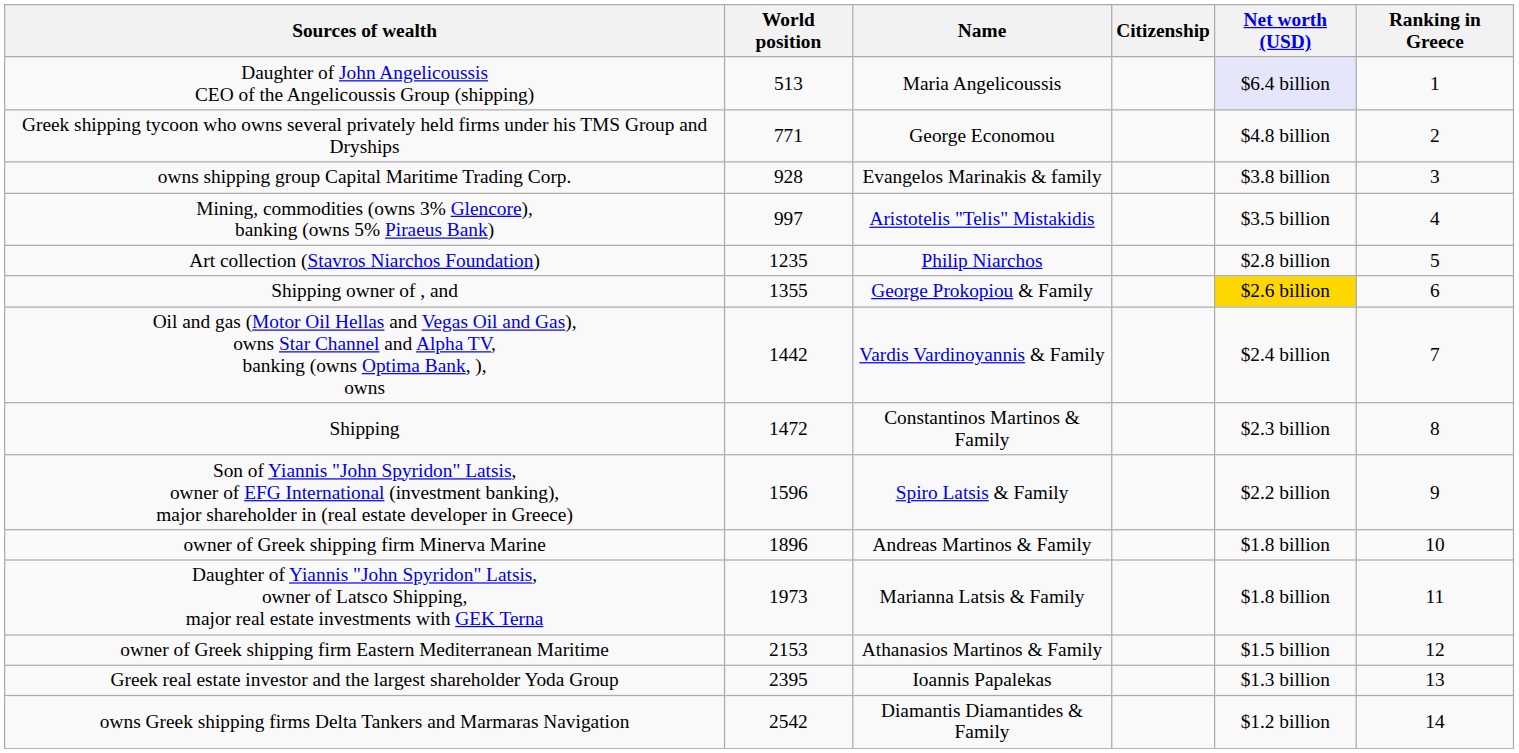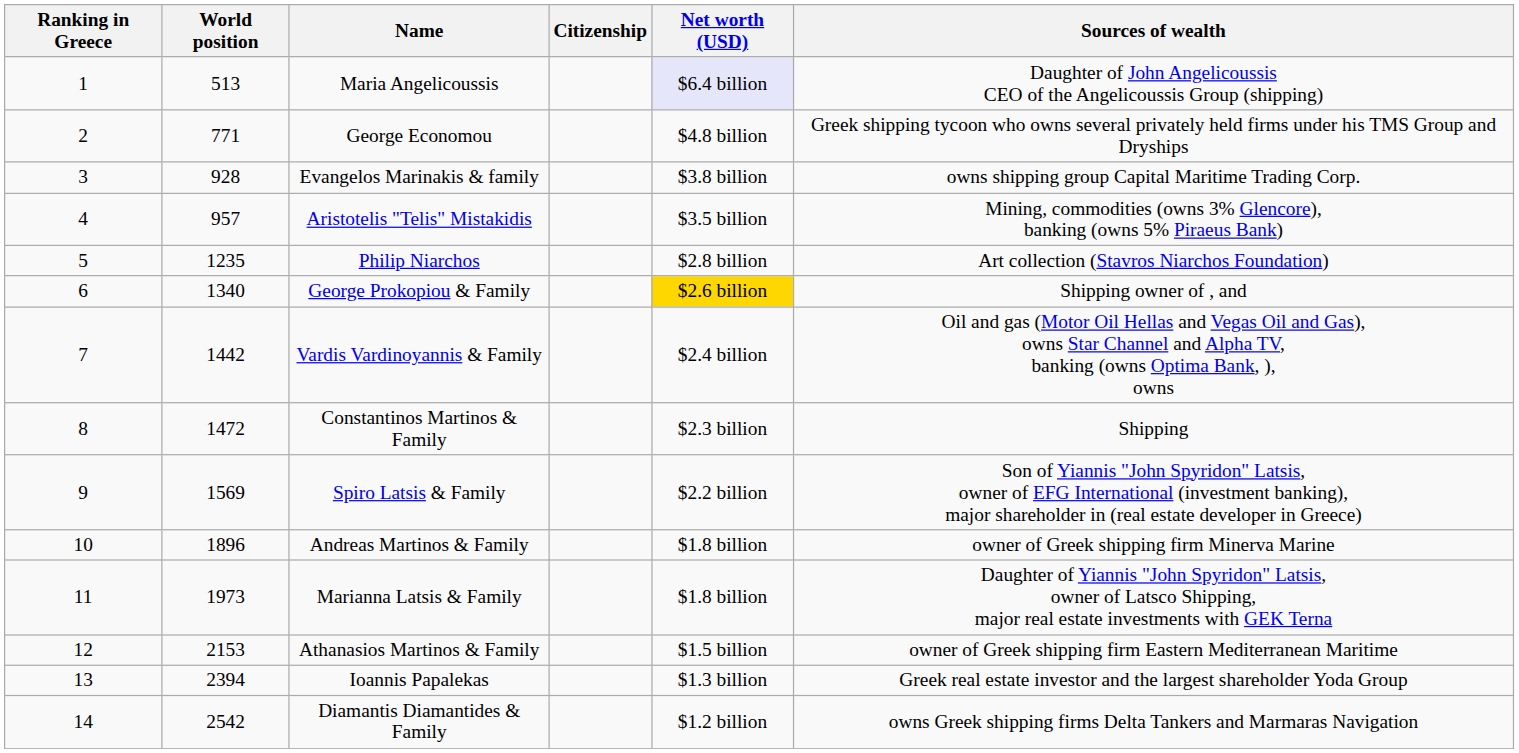columns swapped: (1435, 30) <-> (365, 30)
(788, 218) 997 -> (226, 218) 957
(788, 291) 1355 -> (226, 291) 1340
(788, 492) 1596 -> (226, 492) 1569
(788, 680) 2395 -> (226, 680) 2394
